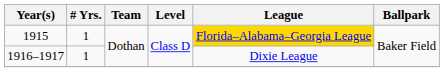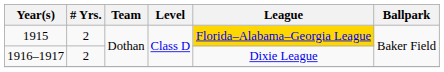(86, 35) 1 -> (86, 35) 2
(86, 56) 1 -> (86, 56) 2
